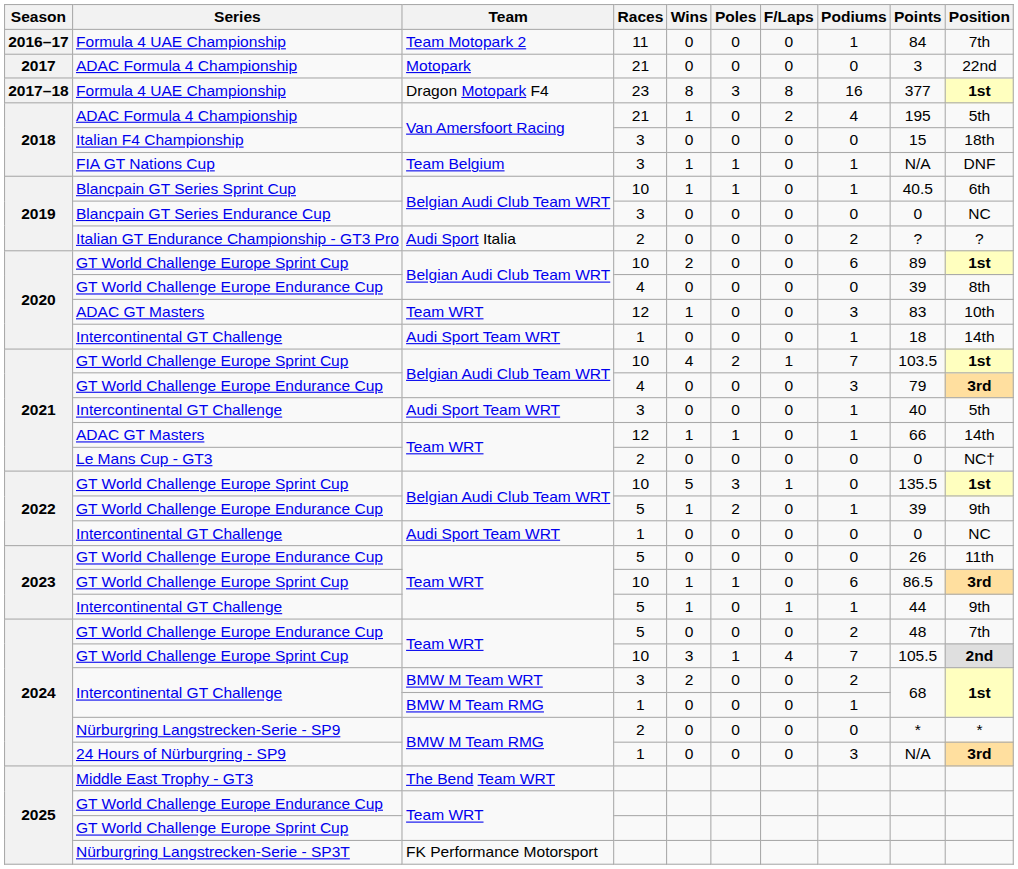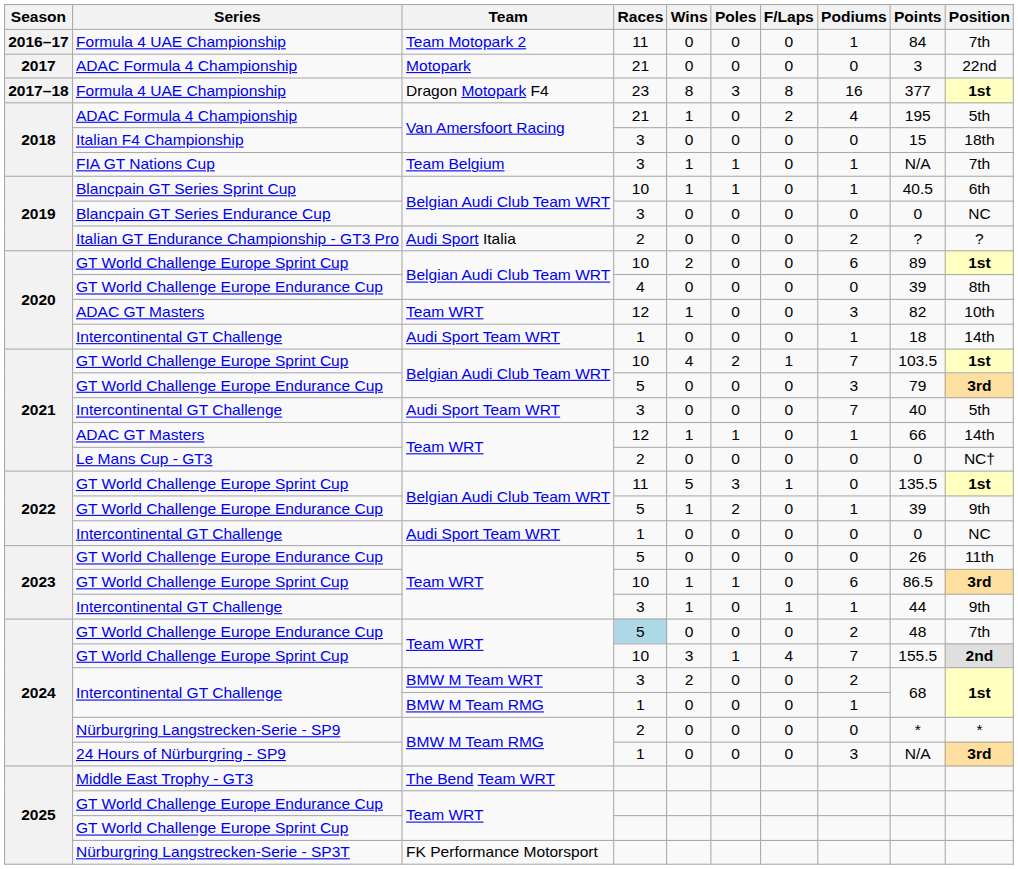(979, 165) DNF -> (979, 165) 7th
(918, 312) 83 -> (918, 312) 82
(640, 386) 4 -> (640, 386) 5
(854, 410) 1 -> (854, 410) 7
(640, 484) 10 -> (640, 484) 11
(640, 607) 5 -> (640, 607) 3
(640, 631) no background -> (640, 631) lightblue background
(918, 656) 105.5 -> (918, 656) 155.5
